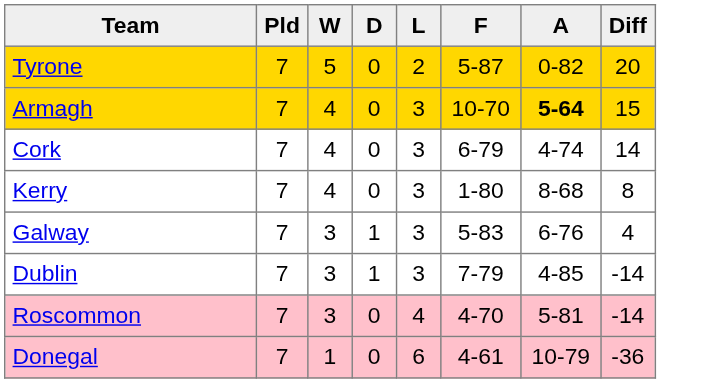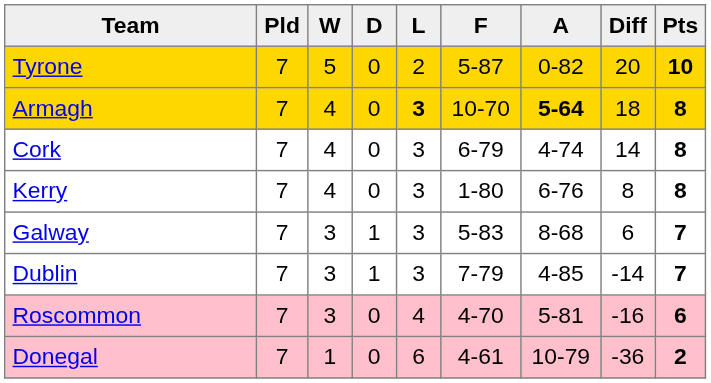+ column: (680, 25)
(419, 108) normal -> (419, 108) bold
(628, 108) 15 -> (628, 108) 18
(561, 191) 8-68 -> (561, 191) 6-76
(561, 232) 6-76 -> (561, 232) 8-68
(628, 232) 4 -> (628, 232) 6
(628, 315) -14 -> (628, 315) -16
